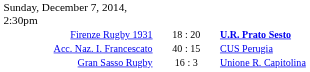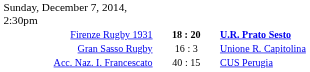(186, 34) normal -> (186, 34) bold
rows swapped: (115, 62) <-> (103, 48)
